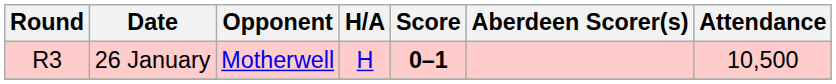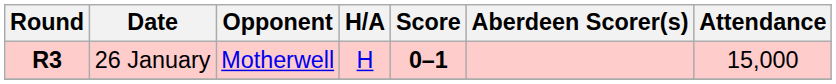(47, 60) normal -> (47, 60) bold
(763, 60) 10,500 -> (763, 60) 15,000
